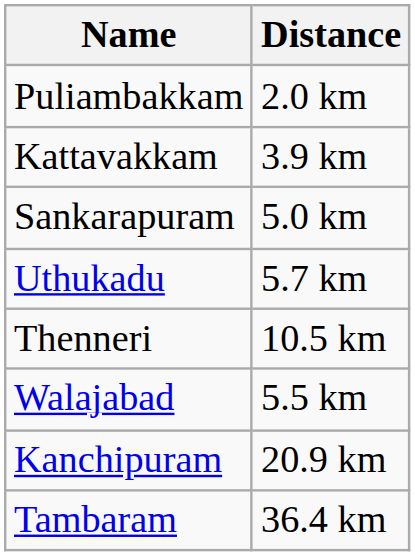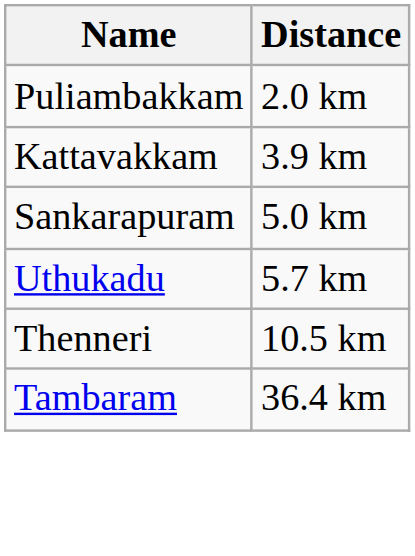- row: (94, 398)
- row: (118, 459)
